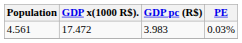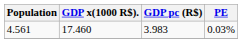(77, 30) 17.472 -> (77, 30) 17.460
